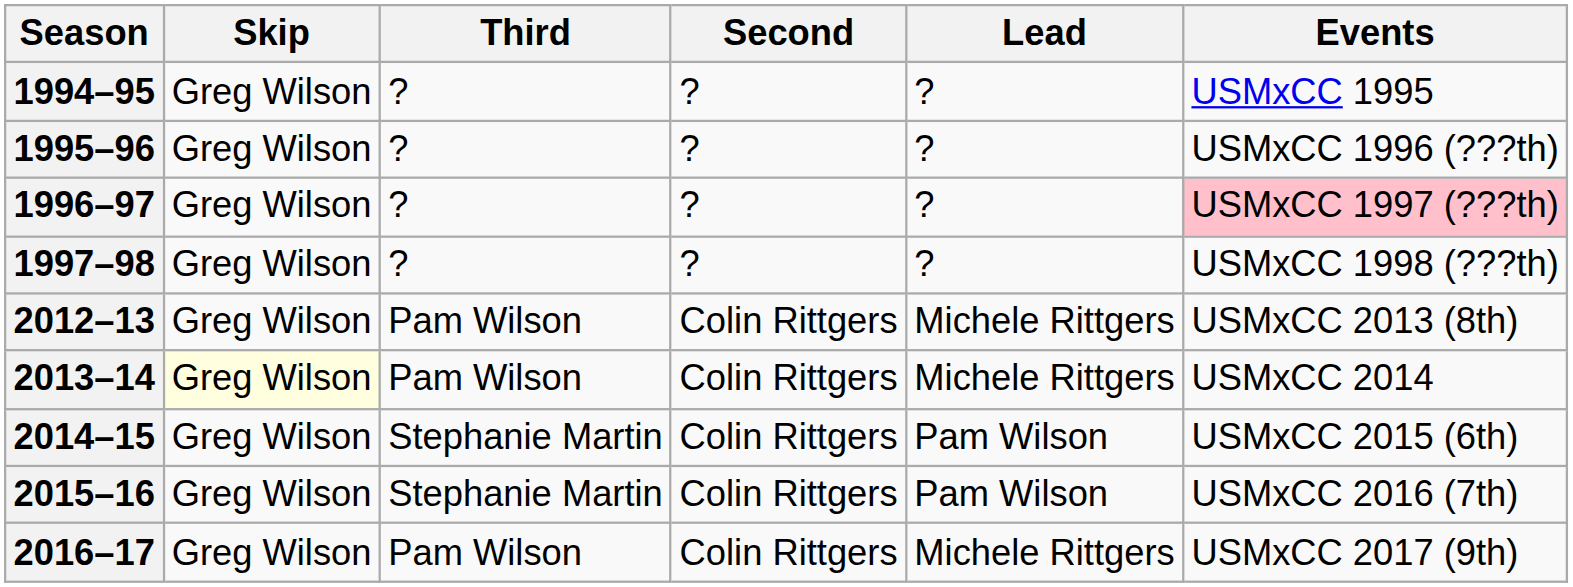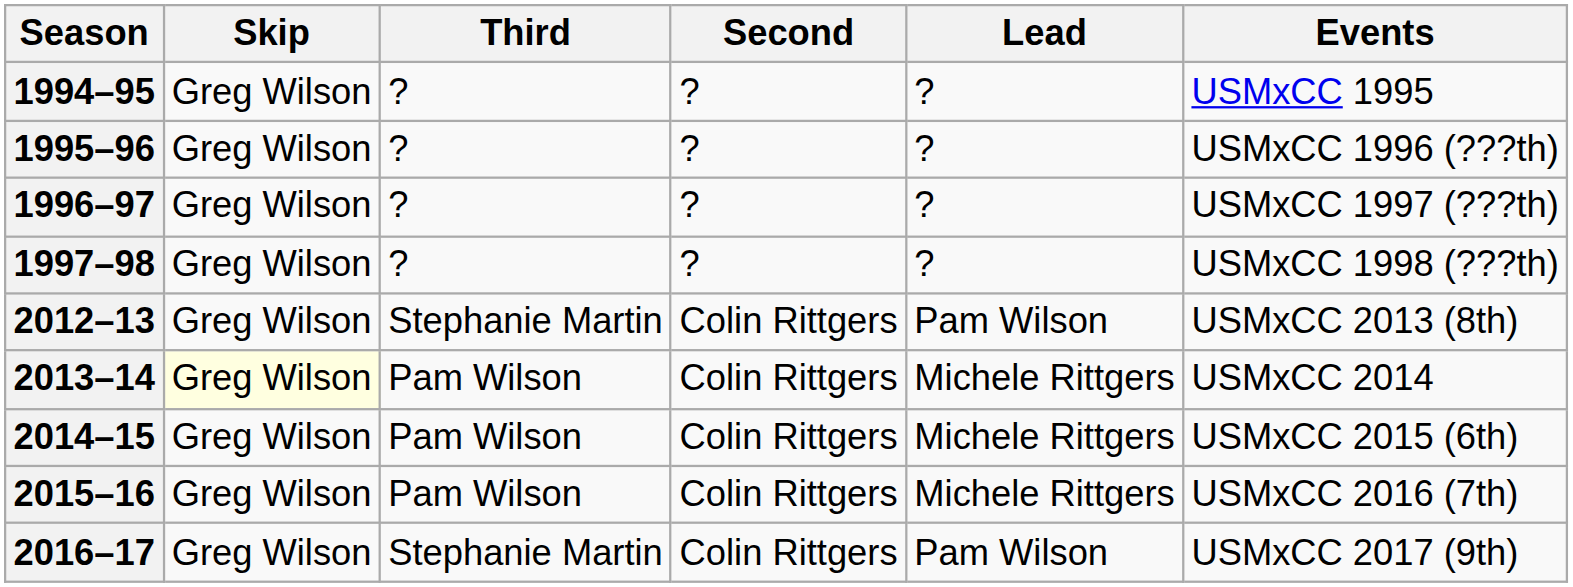(1375, 206) pink background -> (1375, 206) no background
(485, 321) Pam Wilson -> (526, 321) Stephanie Martin
(1044, 321) Michele Rittgers -> (1011, 321) Pam Wilson
(526, 436) Stephanie Martin -> (485, 436) Pam Wilson
(1011, 436) Pam Wilson -> (1044, 436) Michele Rittgers
(526, 494) Stephanie Martin -> (485, 494) Pam Wilson
(1011, 494) Pam Wilson -> (1044, 494) Michele Rittgers
(485, 551) Pam Wilson -> (526, 551) Stephanie Martin
(1044, 551) Michele Rittgers -> (1011, 551) Pam Wilson
